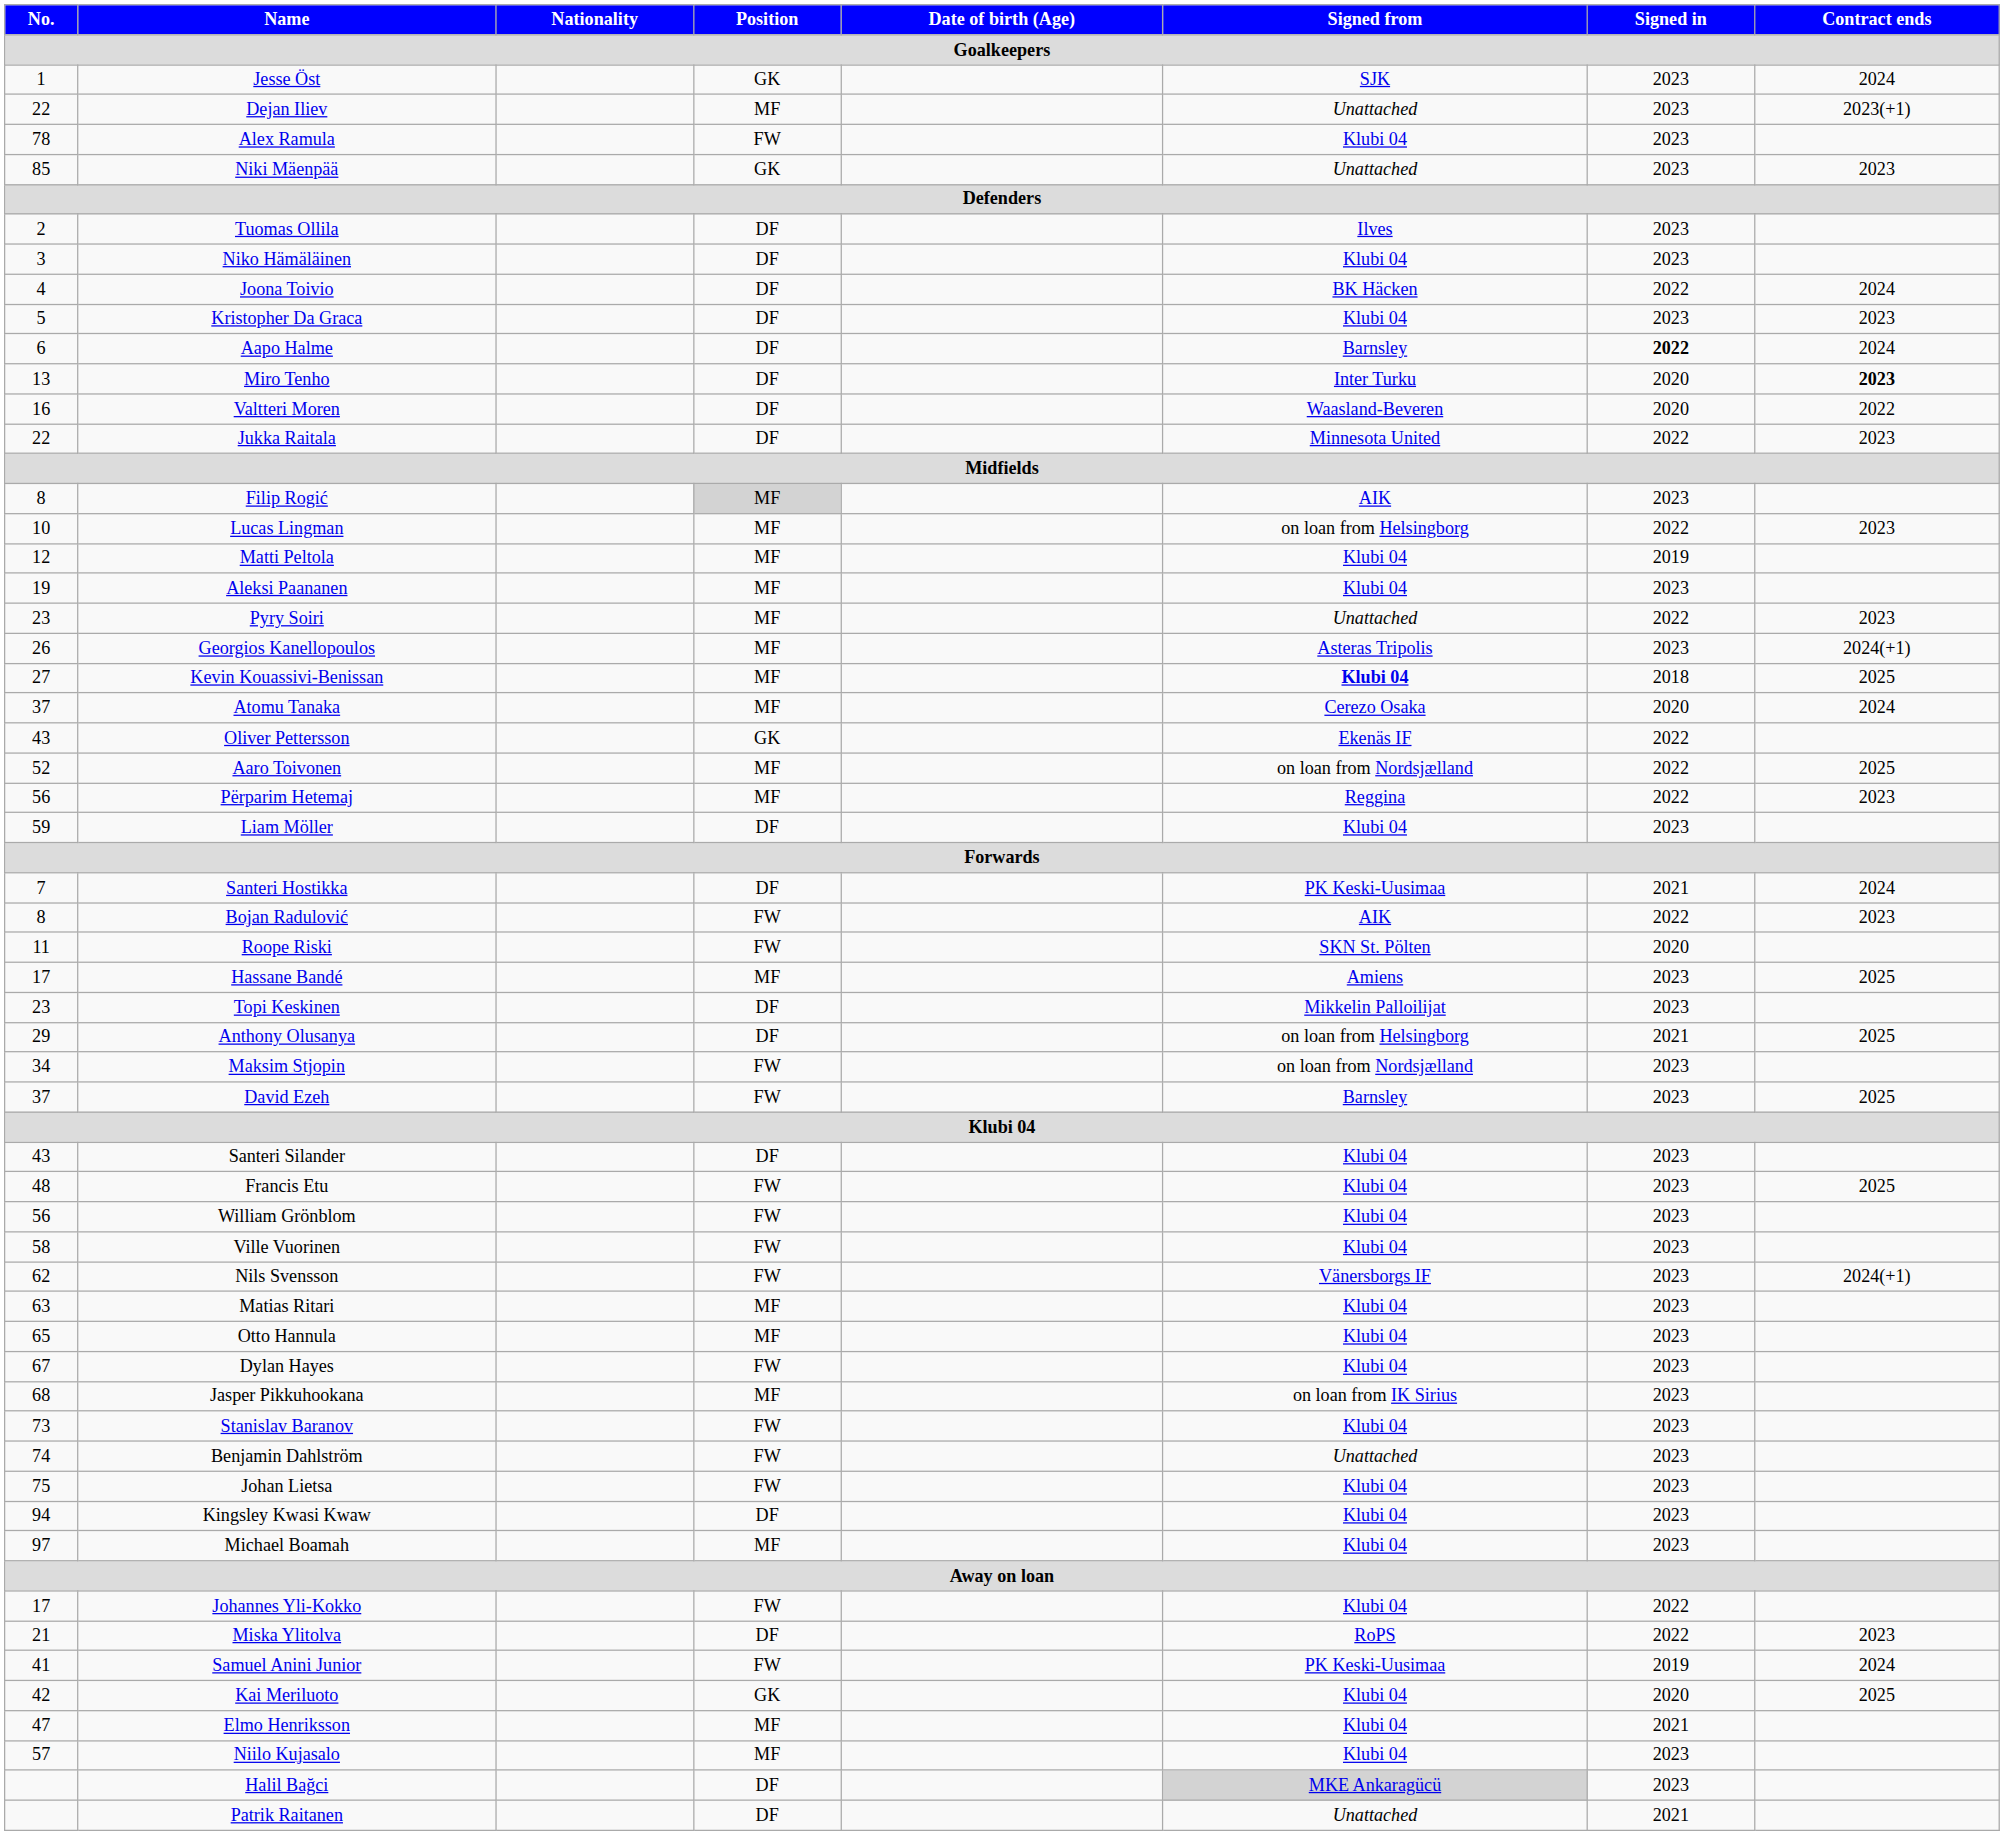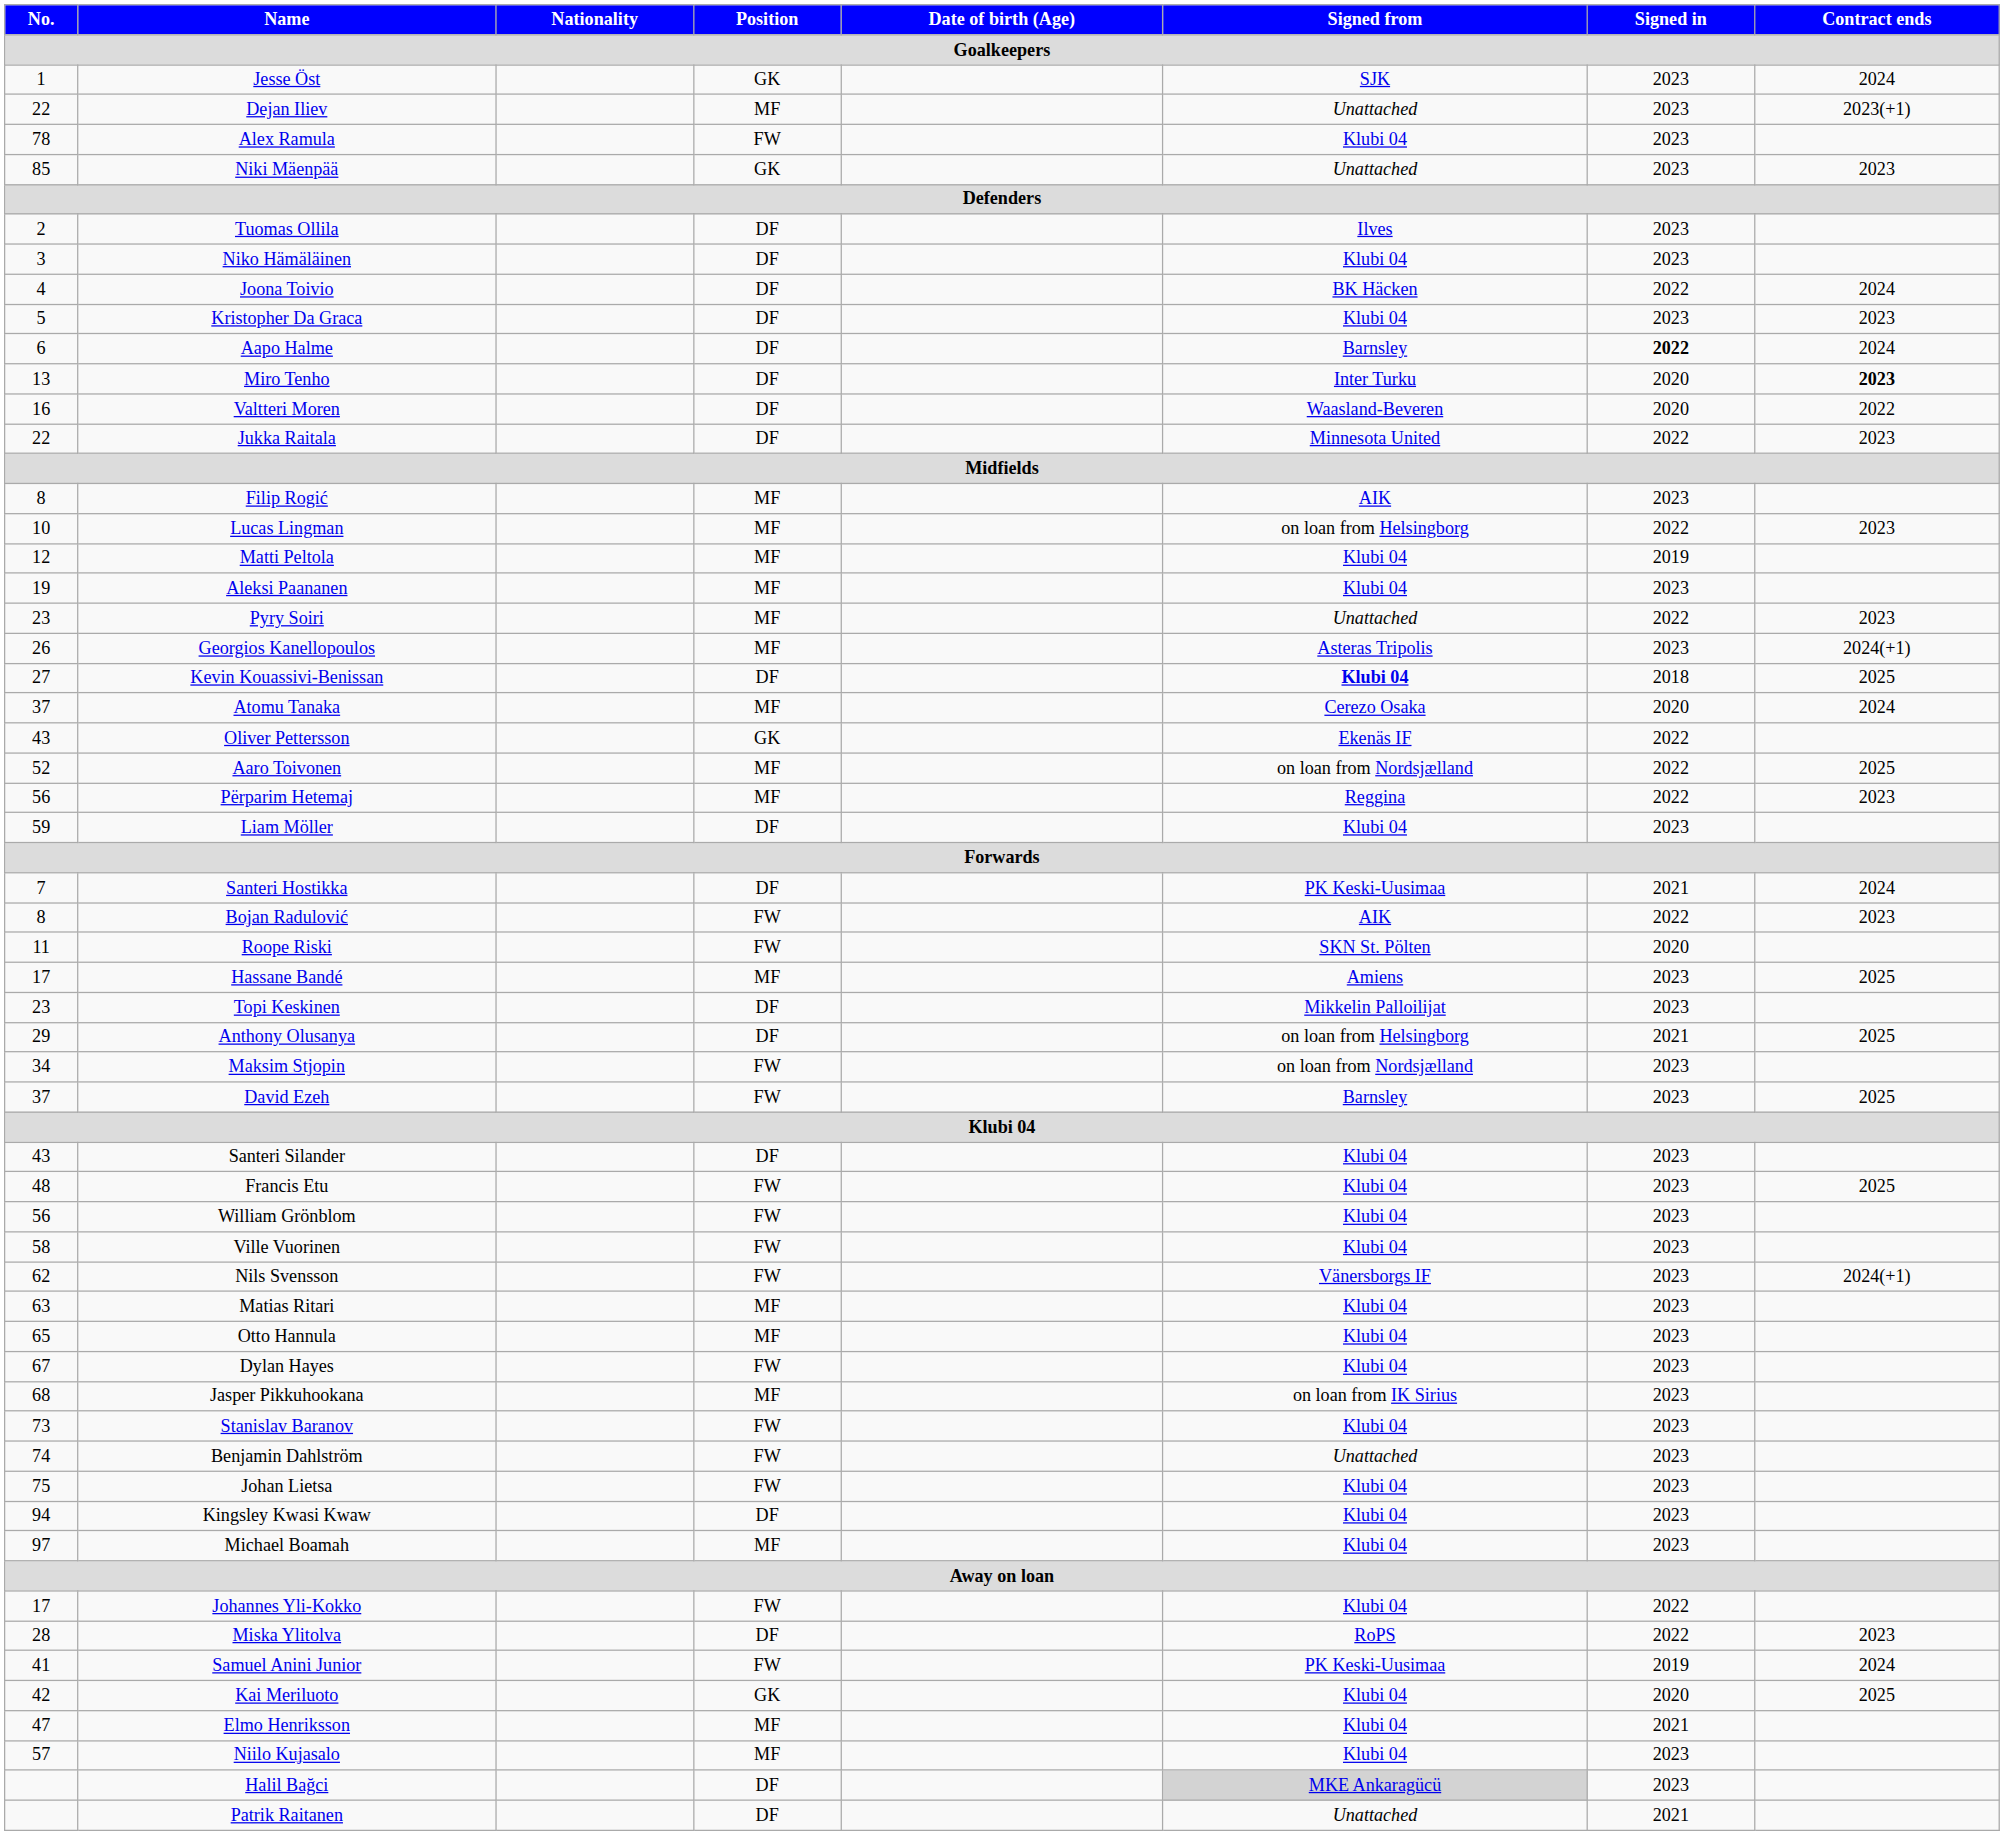(767, 498) lightgrey background -> (767, 498) no background
(767, 678) MF -> (767, 678) DF
(41, 1635) 21 -> (41, 1635) 28
